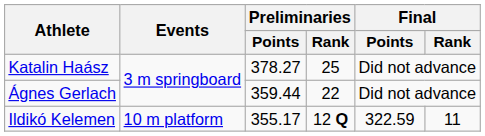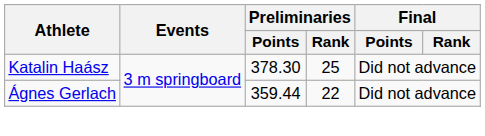(276, 68) 378.27 -> (276, 68) 378.30
- row: (62, 119)
